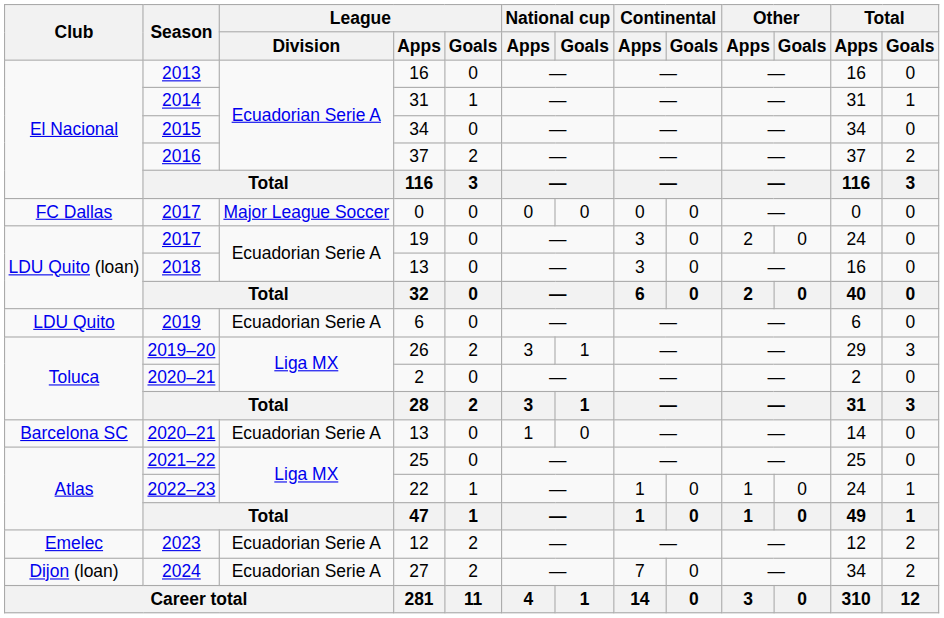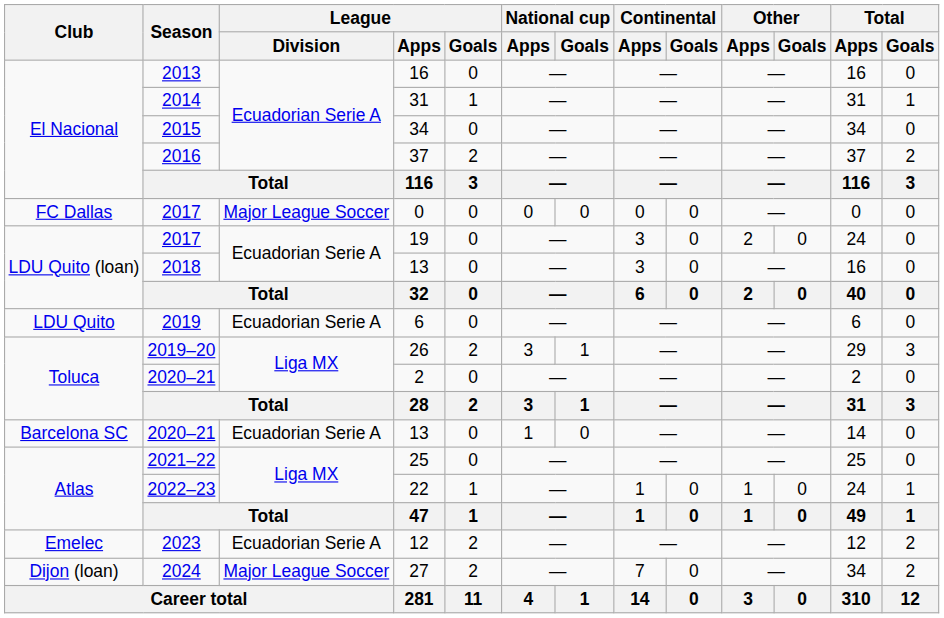(306, 571) Ecuadorian Serie A -> (306, 571) Major League Soccer
